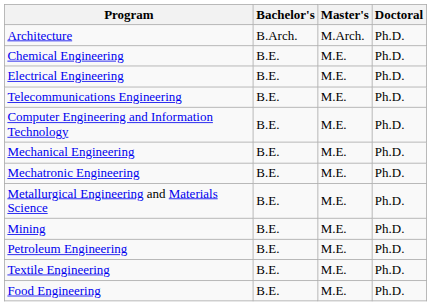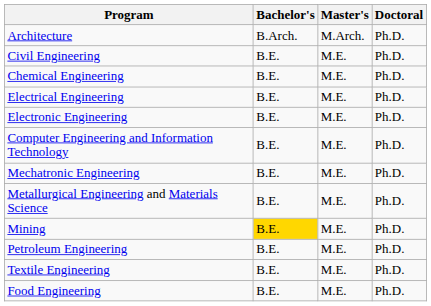+ row: (54, 55)
+ row: (67, 117)
- row: (95, 96)
- row: (71, 152)
(268, 228) no background -> (268, 228) gold background
